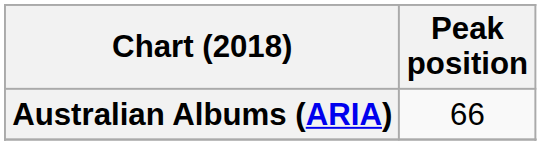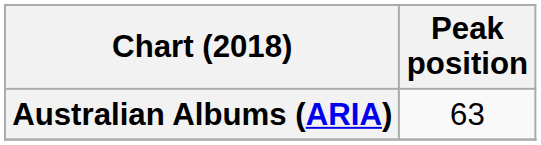(467, 113) 66 -> (467, 113) 63
